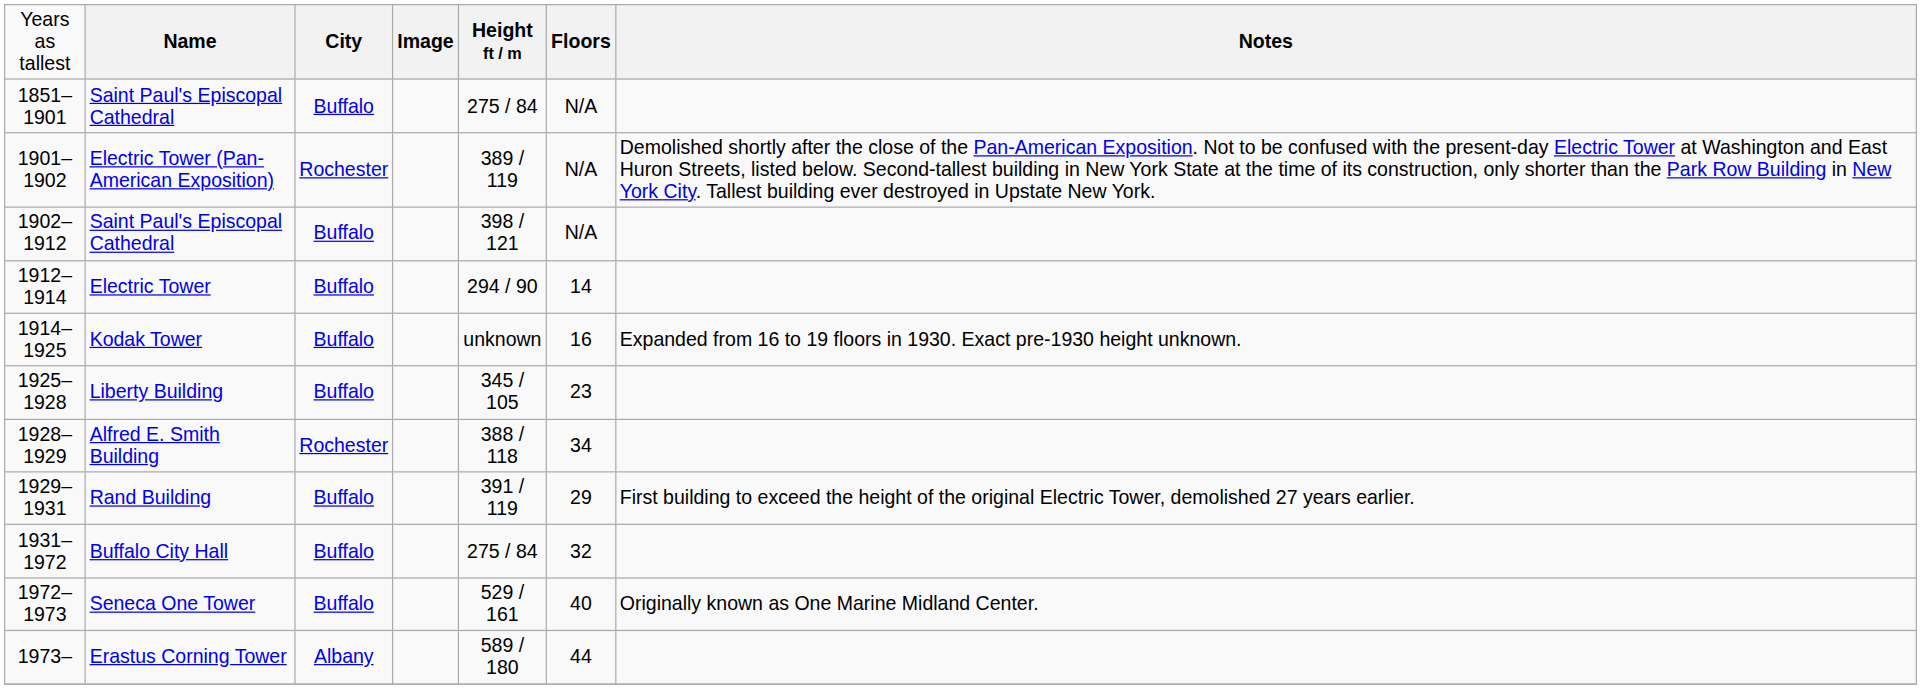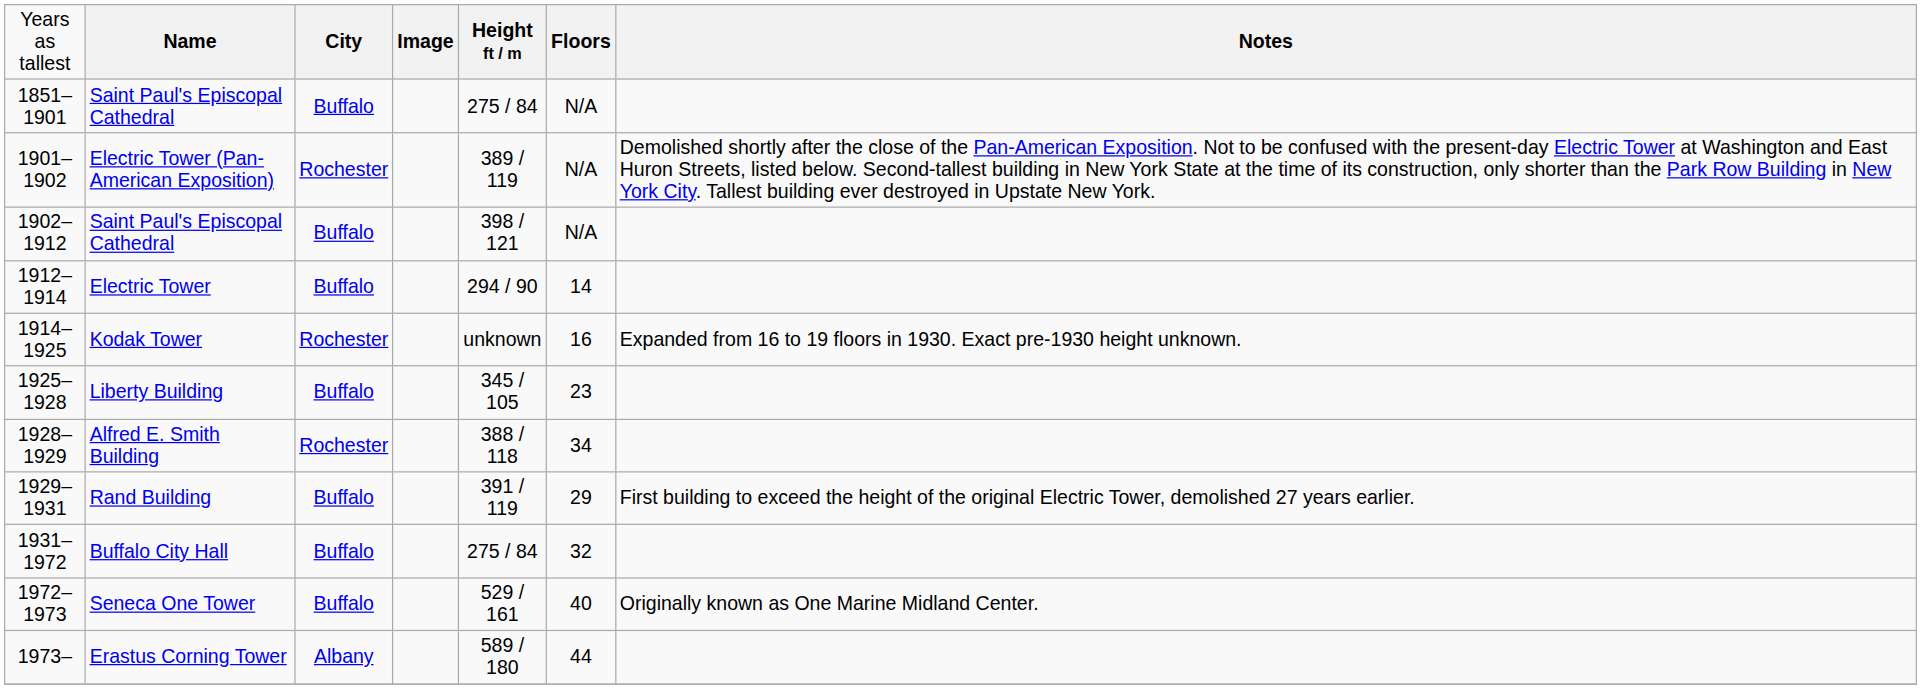(344, 339) Buffalo -> (344, 339) Rochester
